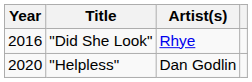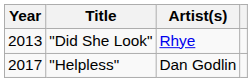(25, 41) 2016 -> (25, 41) 2013
(25, 65) 2020 -> (25, 65) 2017
